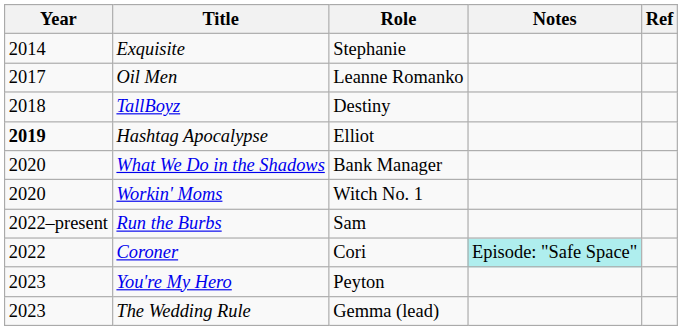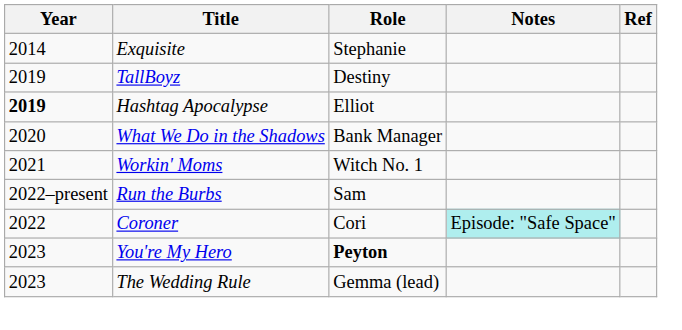- row: (147, 77)
(27, 106) 2018 -> (27, 77) 2019
(27, 194) 2020 -> (27, 164) 2021
(359, 281) normal -> (360, 252) bold
